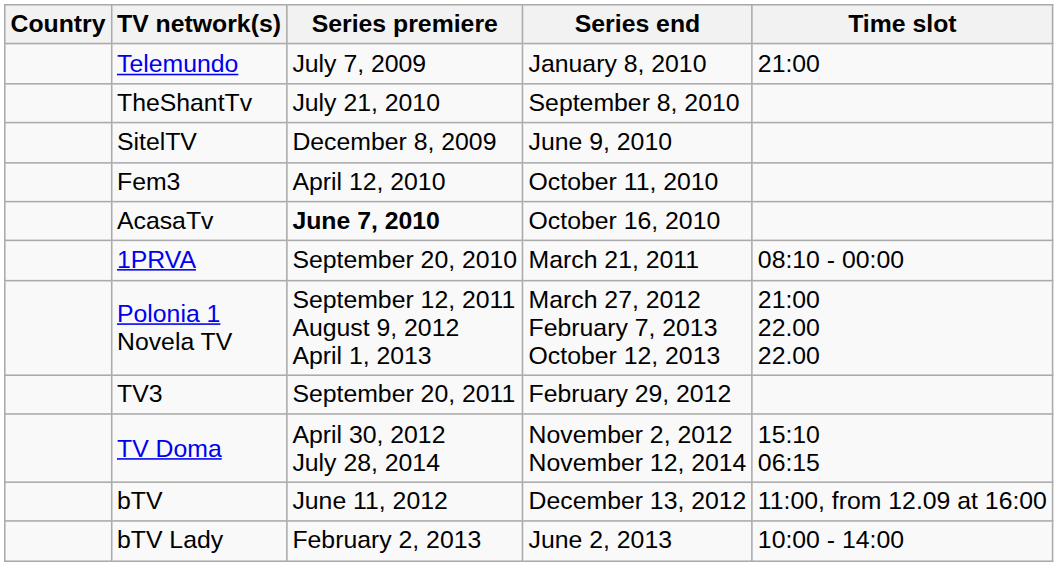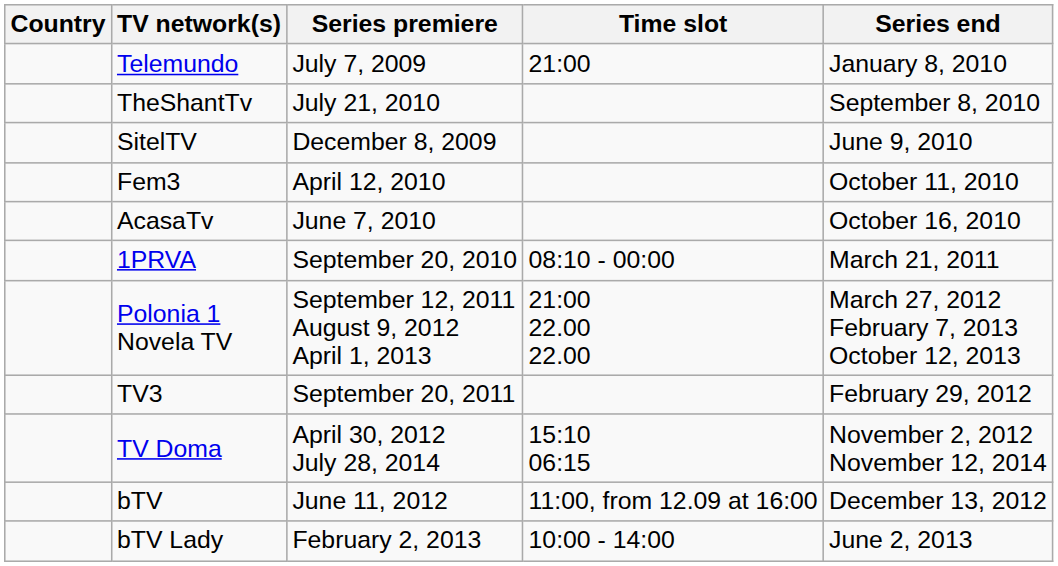columns swapped: (637, 24) <-> (902, 24)
(366, 220) bold -> (364, 220) normal
